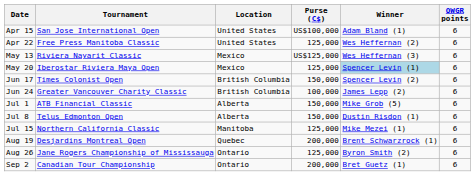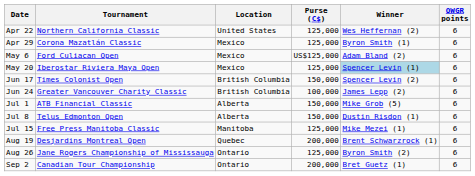- row: (20, 31)
(98, 44) Free Press Manitoba Classic -> (98, 31) Northern California Classic
+ row: (20, 44)
+ row: (17, 56)
- row: (20, 56)
(98, 129) Northern California Classic -> (98, 129) Free Press Manitoba Classic
